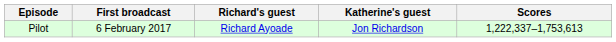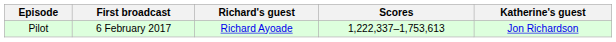columns swapped: (388, 12) <-> (534, 12)
